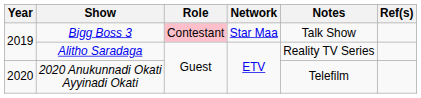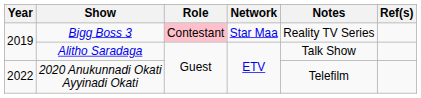(329, 32) Talk Show -> (329, 32) Reality TV Series
(329, 51) Reality TV Series -> (329, 51) Talk Show
(20, 76) 2020 -> (20, 76) 2022
